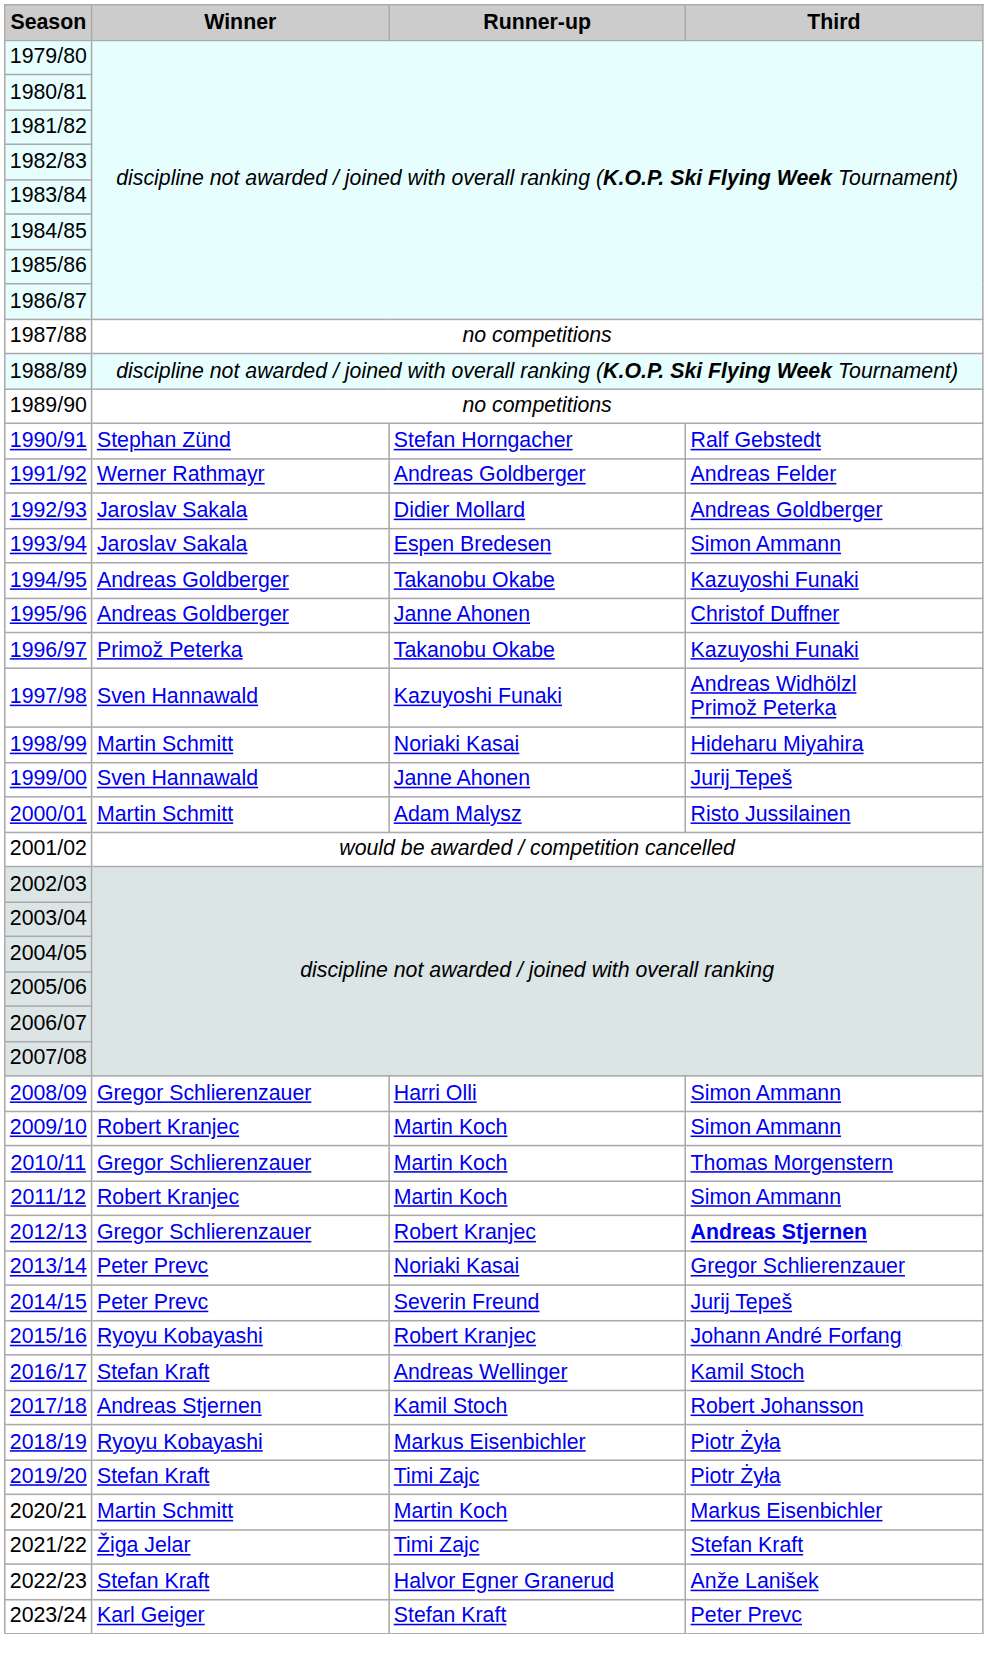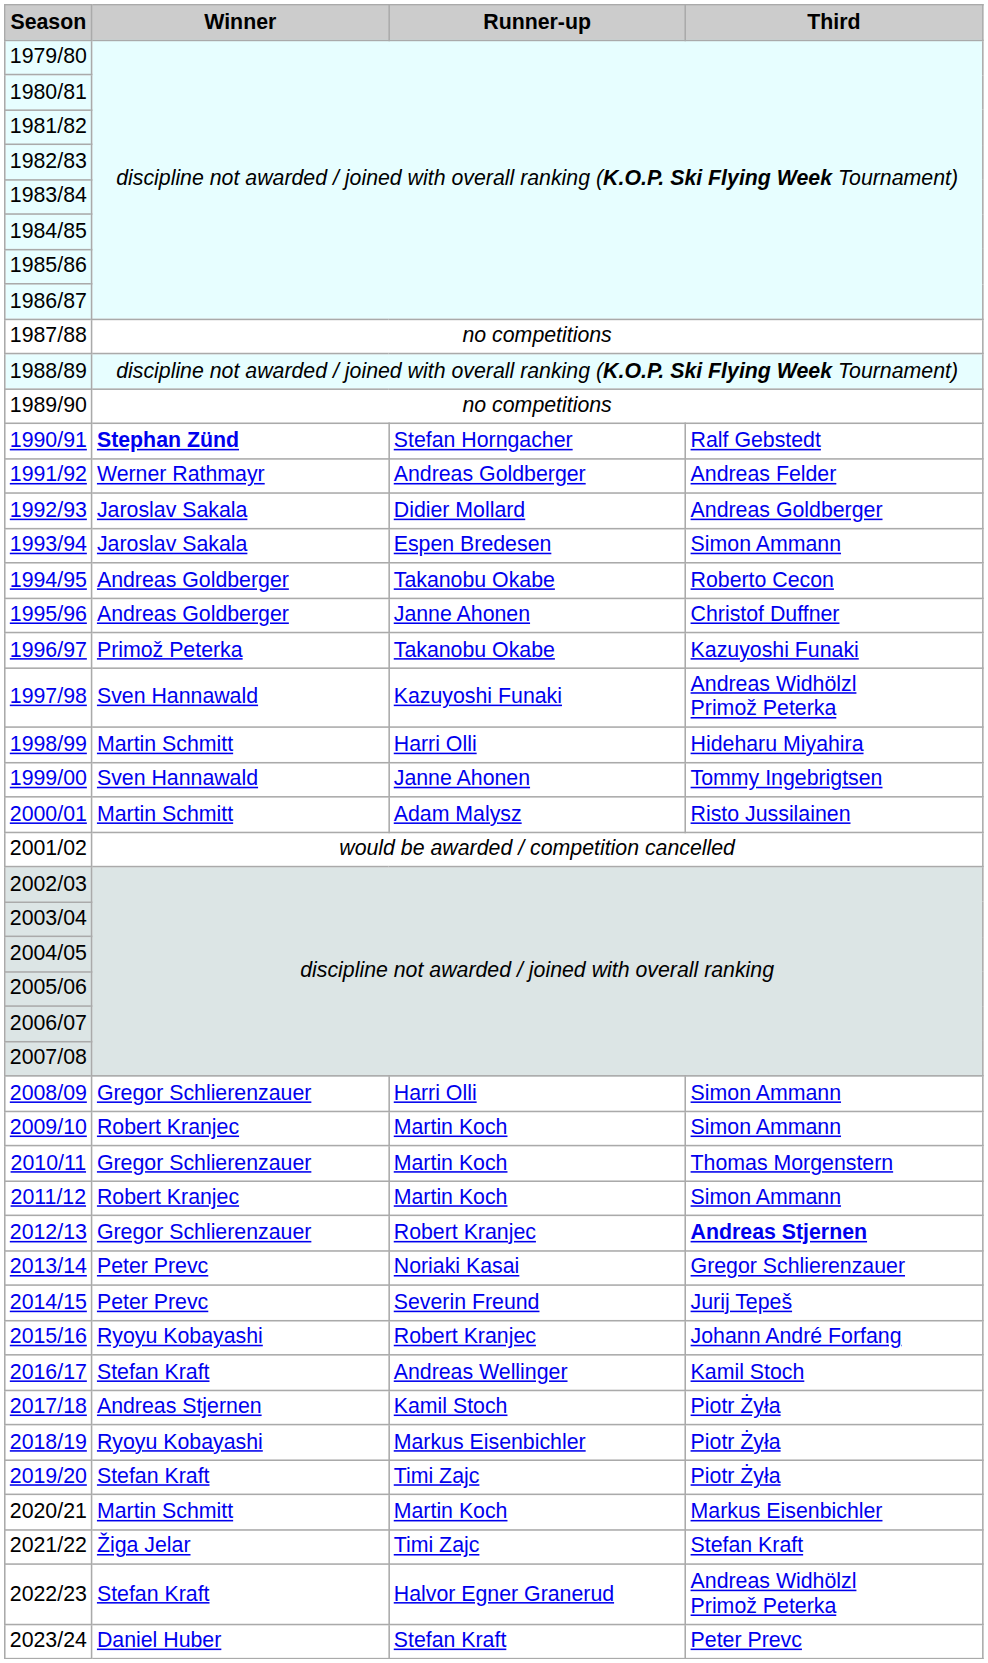(164, 440) normal -> (168, 440) bold
(775, 579) Kazuyoshi Funaki -> (762, 579) Roberto Cecon
(457, 743) Noriaki Kasai -> (435, 743) Harri Olli
(741, 778) Jurij Tepeš -> (787, 778) Tommy Ingebrigtsen
(777, 1406) Robert Johansson -> (736, 1406) Piotr Żyła
(755, 1580) Anže Lanišek -> (774, 1593) Andreas Widhölzl Primož Peterka
(151, 1615) Karl Geiger -> (159, 1640) Daniel Huber
